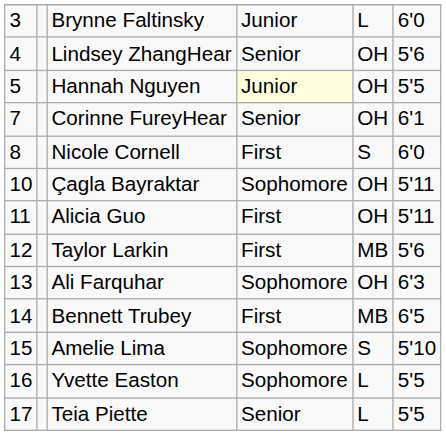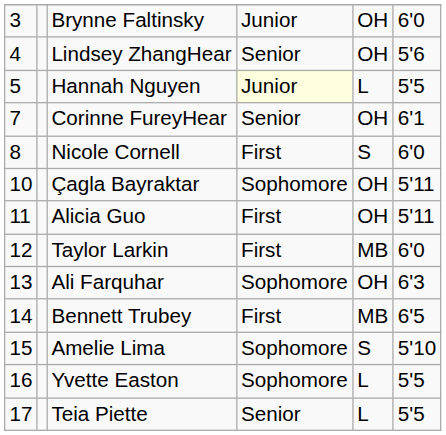(363, 20) L -> (373, 20) OH
(373, 86) OH -> (363, 86) L
(411, 250) 5'6 -> (411, 250) 6'0
